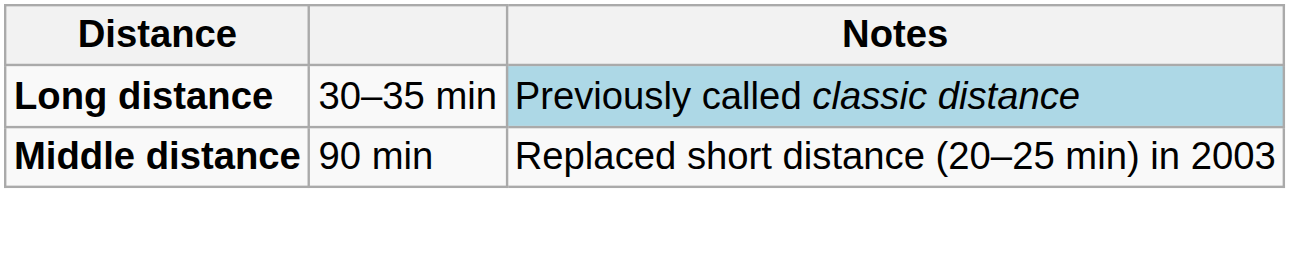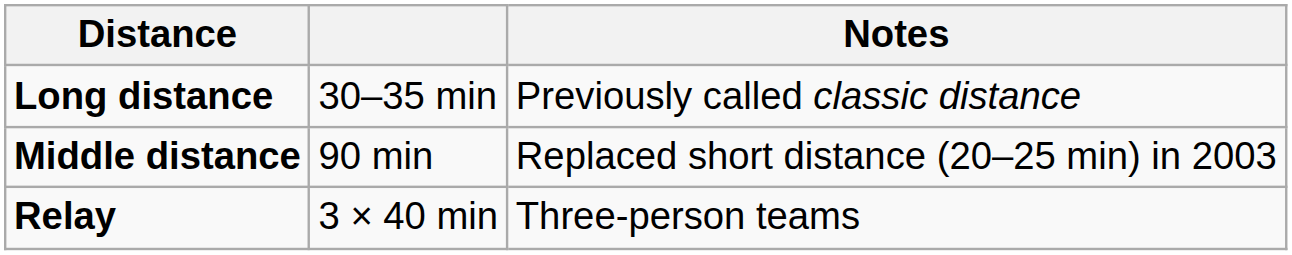(797, 95) lightblue background -> (798, 95) no background
+ row: (65, 216)
